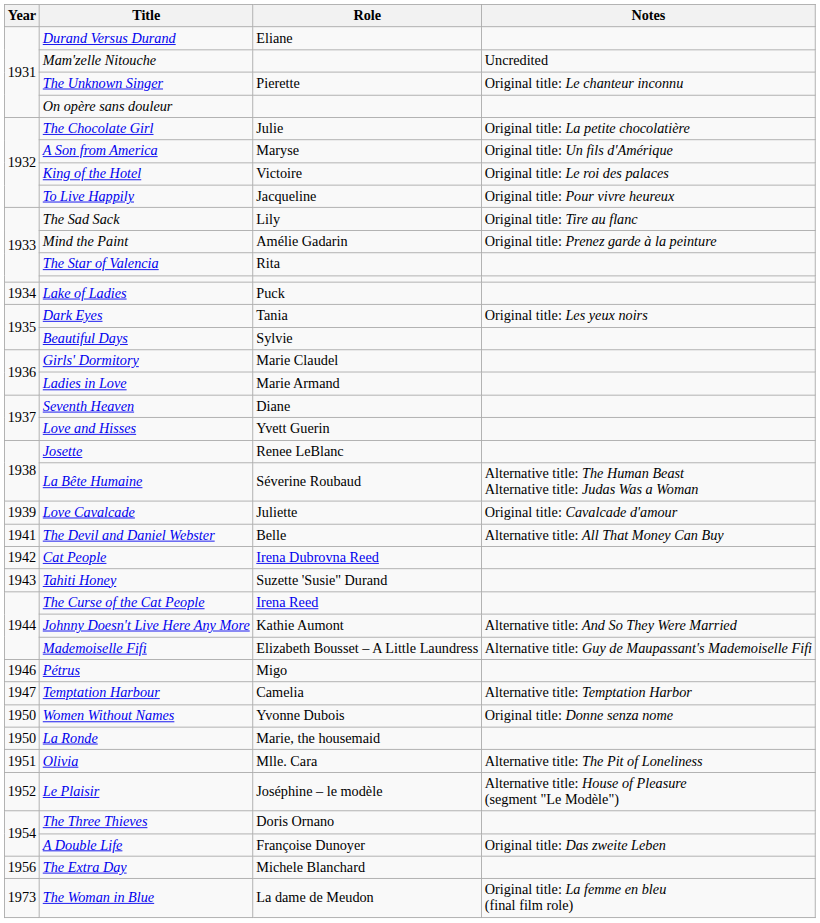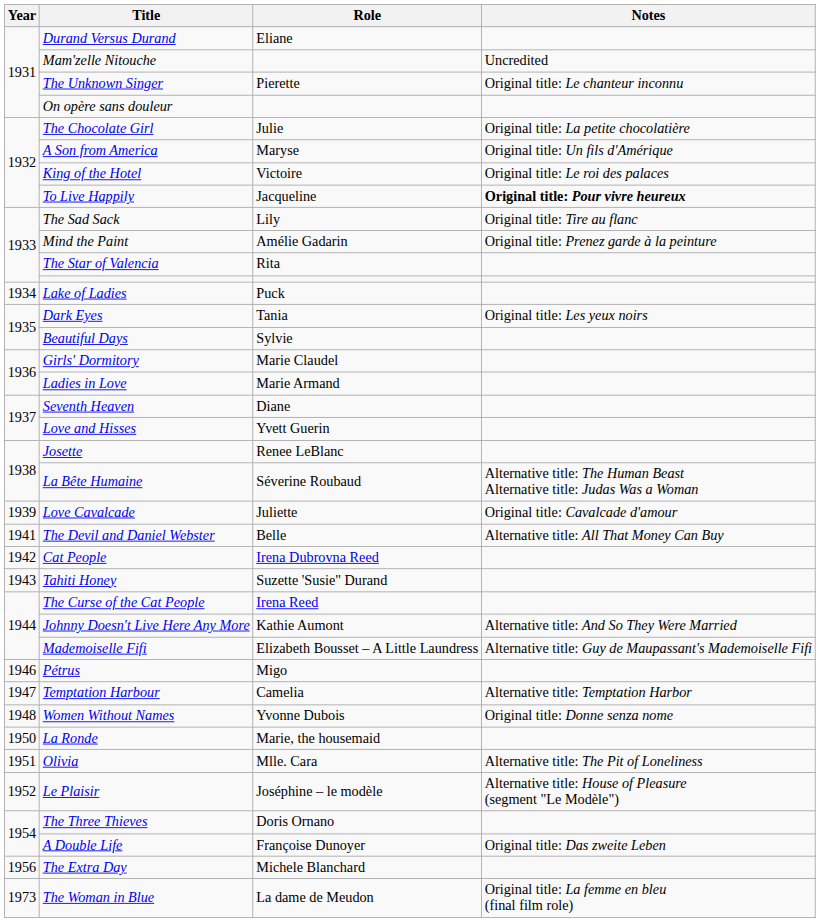(580, 196) normal -> (585, 196) bold
(22, 715) 1950 -> (22, 715) 1948
